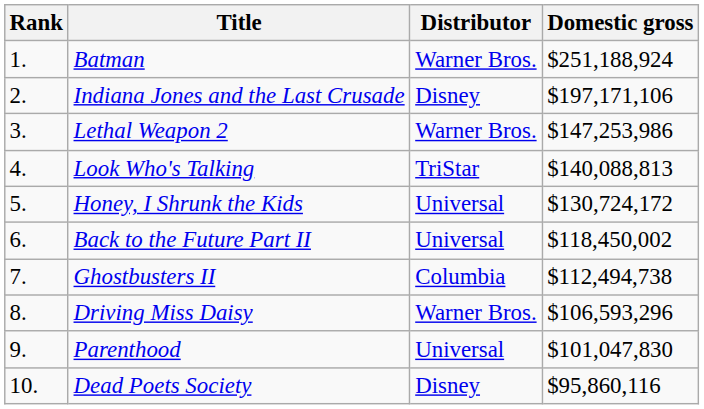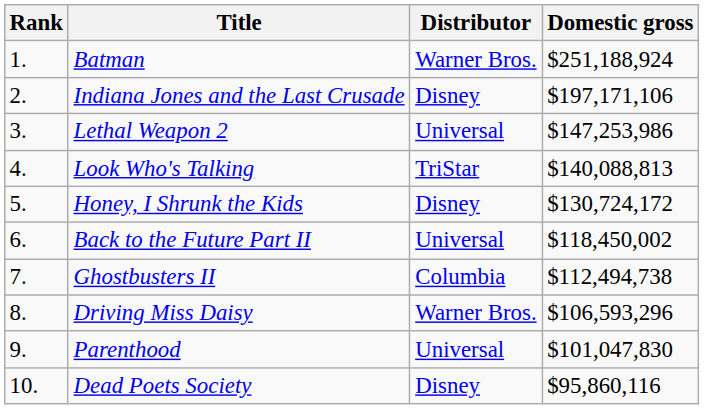(476, 131) Warner Bros. -> (460, 131) Universal
(460, 204) Universal -> (448, 204) Disney
